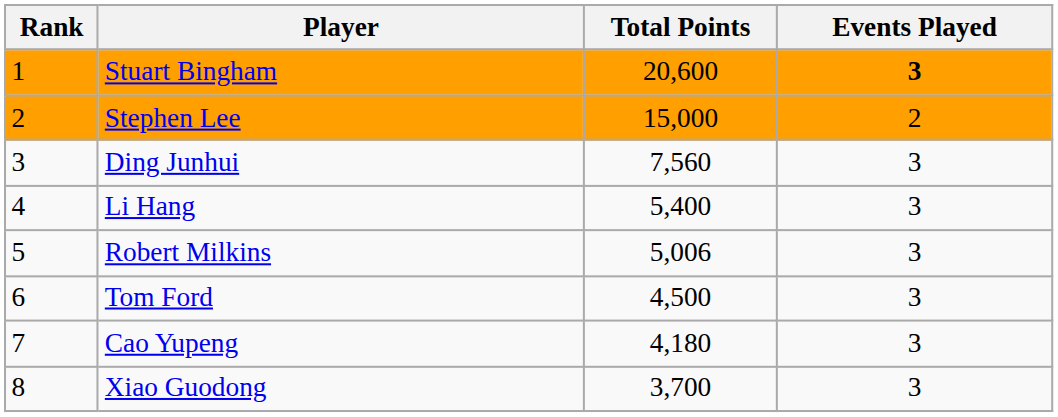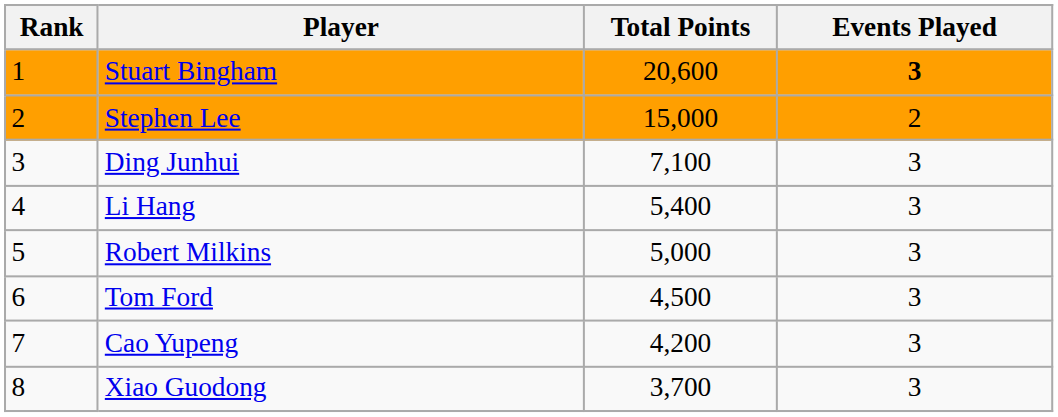(681, 161) 7,560 -> (681, 161) 7,100
(681, 252) 5,006 -> (681, 252) 5,000
(681, 342) 4,180 -> (681, 342) 4,200
